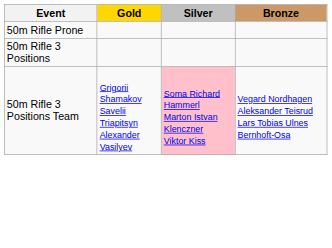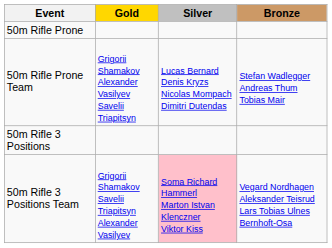+ row: (45, 82)
